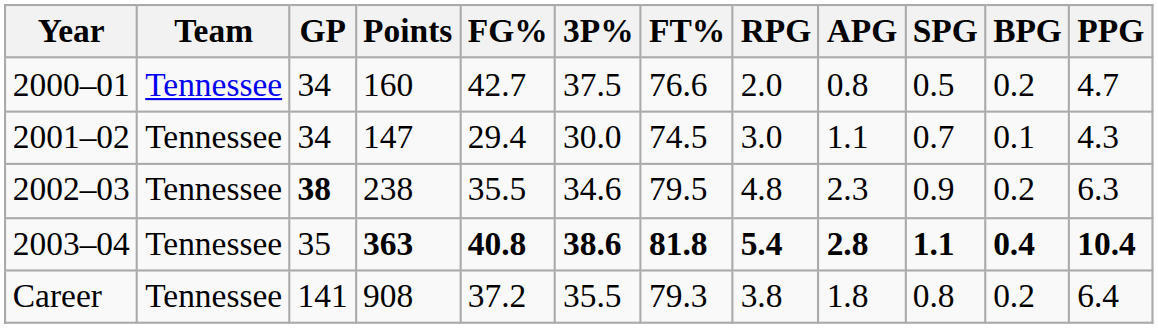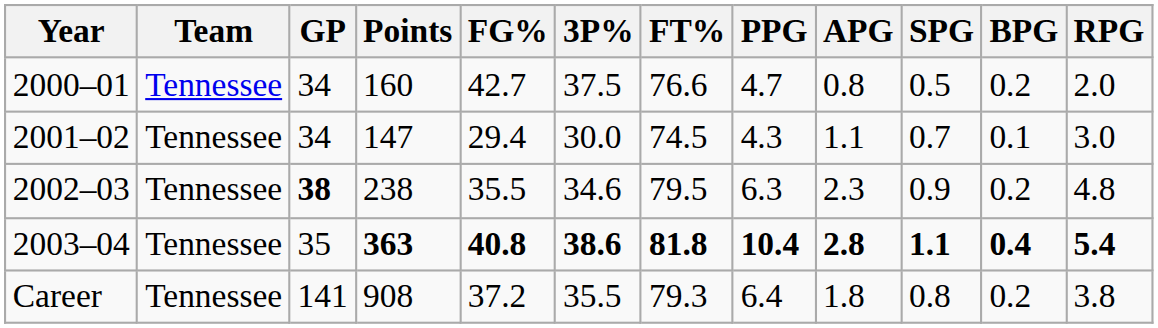columns swapped: (776, 31) <-> (1111, 31)
